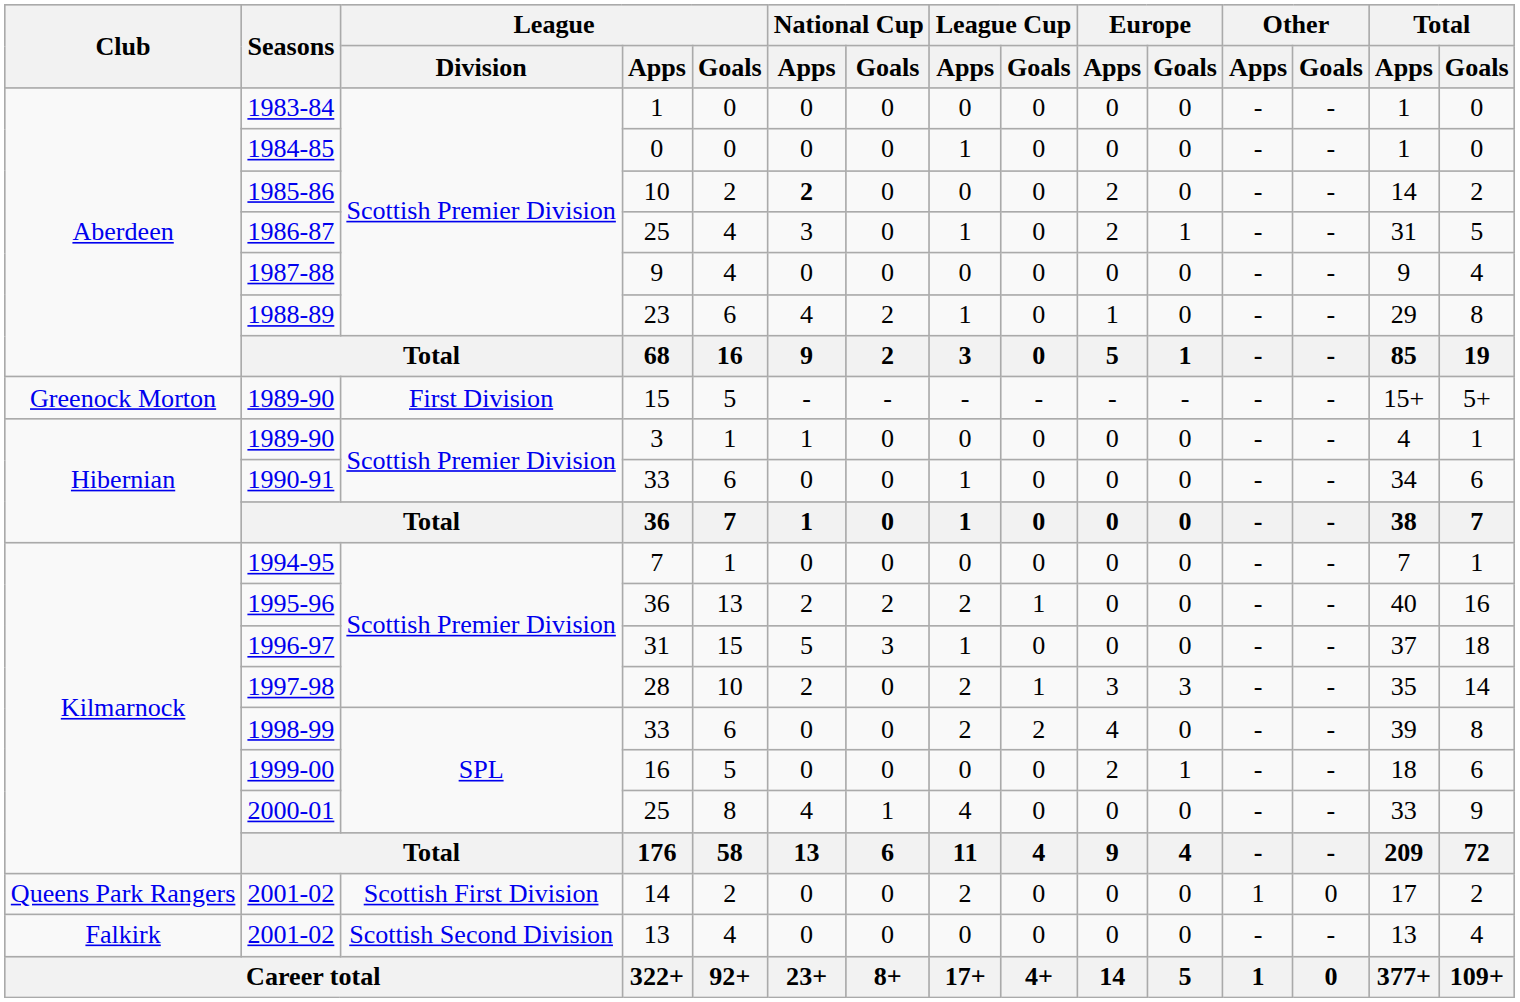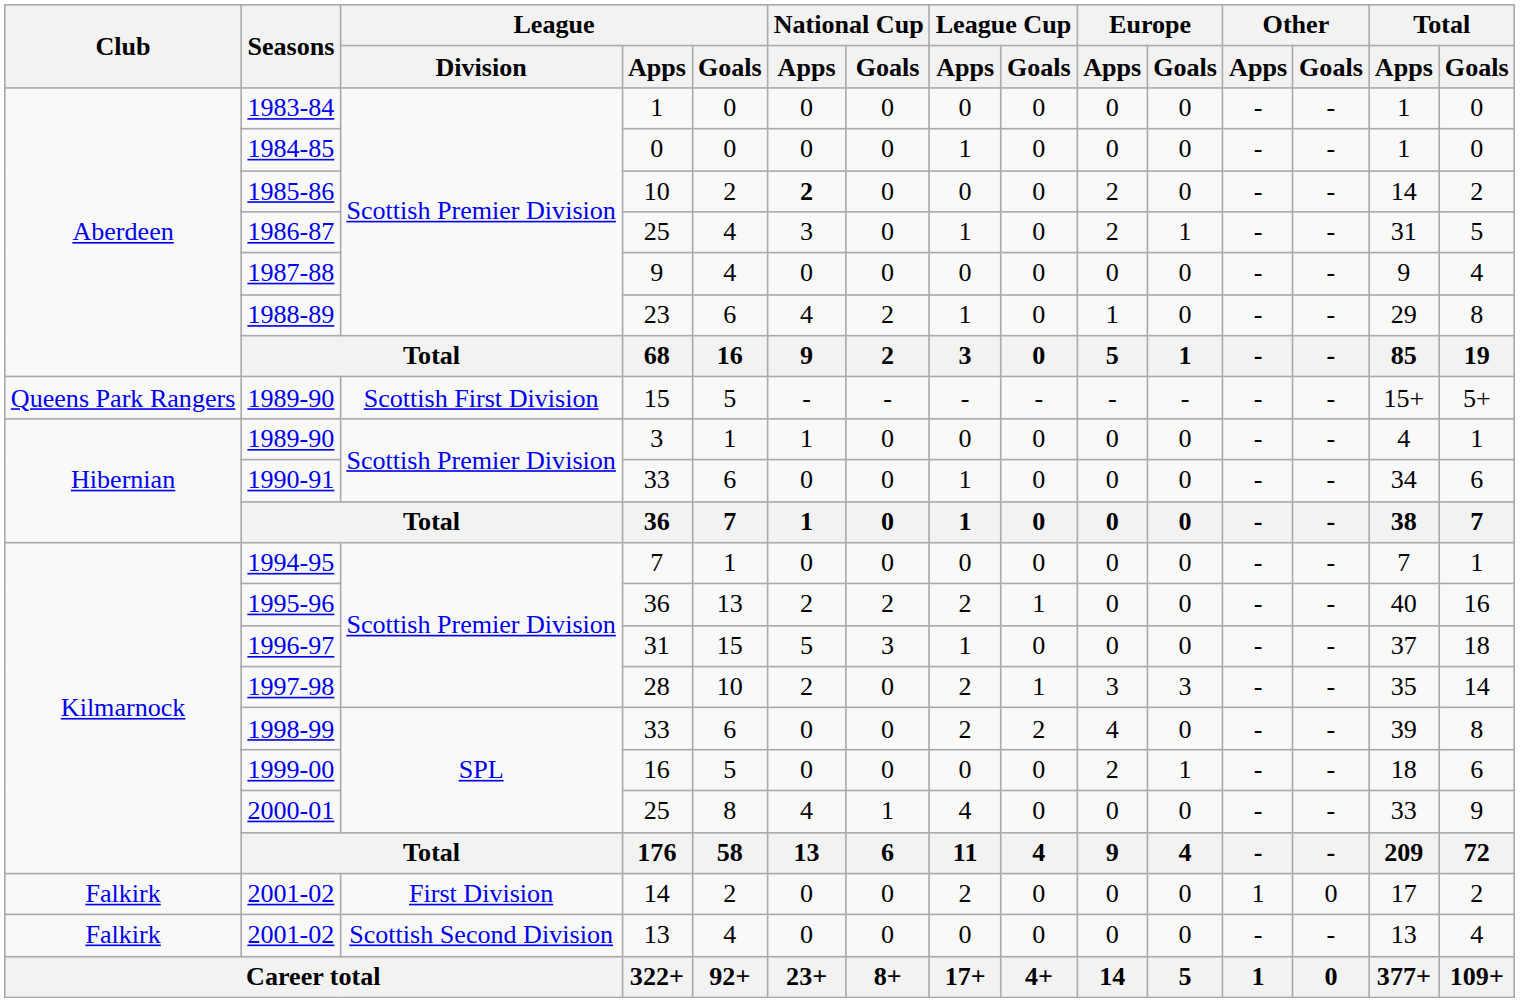(123, 397) Greenock Morton -> (123, 397) Queens Park Rangers
(481, 397) First Division -> (481, 397) Scottish First Division
(123, 893) Queens Park Rangers -> (123, 893) Falkirk
(481, 893) Scottish First Division -> (481, 893) First Division
